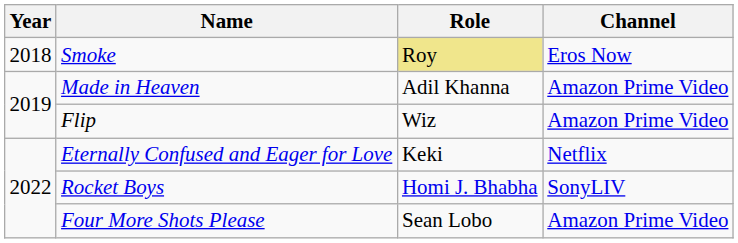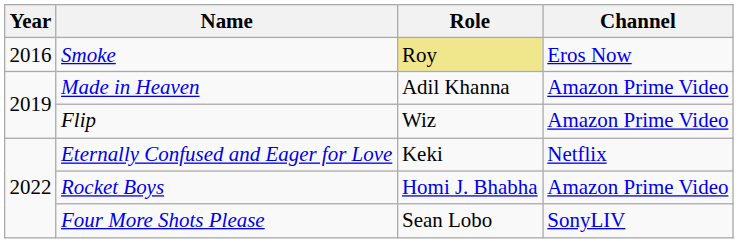(30, 54) 2018 -> (30, 54) 2016
(586, 187) SonyLIV -> (638, 187) Amazon Prime Video
(638, 220) Amazon Prime Video -> (586, 220) SonyLIV
